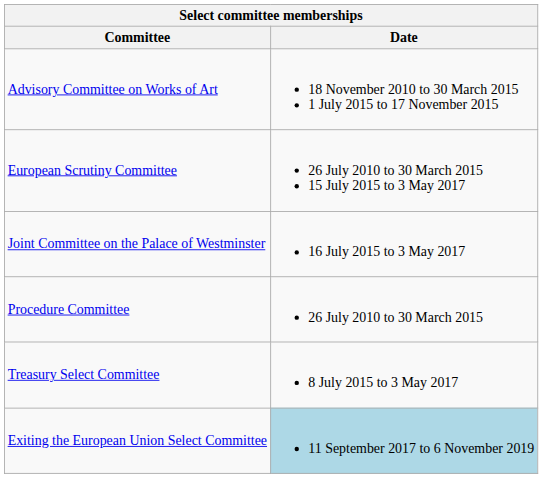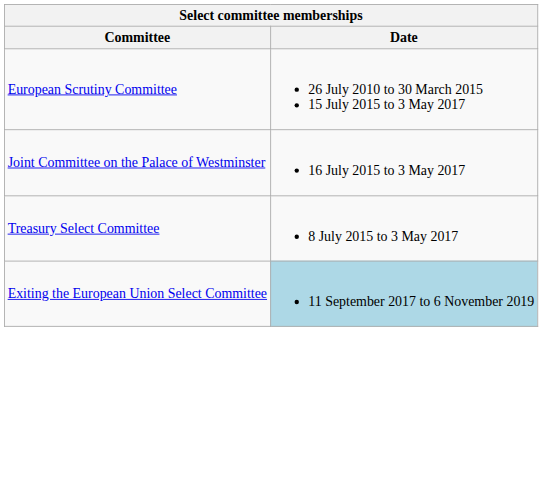- row: (113, 89)
- row: (69, 309)
